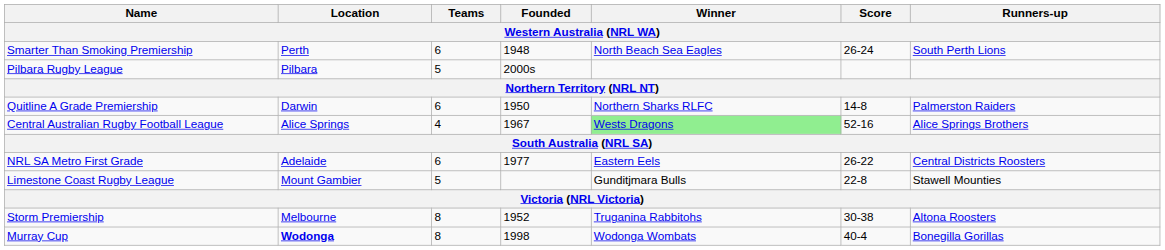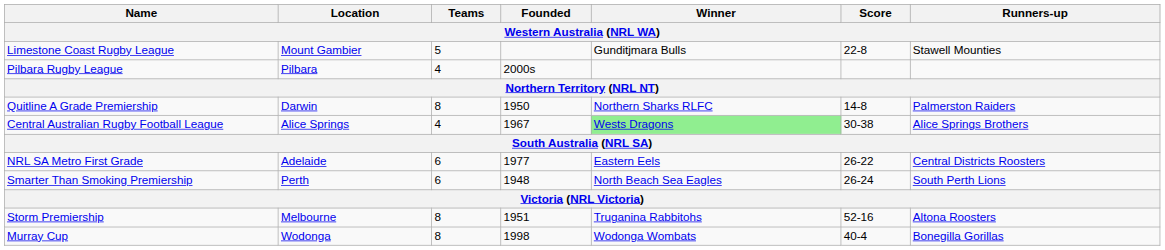rows swapped: (100, 50) <-> (90, 180)
(438, 69) 5 -> (438, 69) 4
(438, 106) 6 -> (438, 106) 8
(859, 124) 52-16 -> (859, 124) 30-38
(517, 217) 1952 -> (517, 217) 1951
(859, 217) 30-38 -> (859, 217) 52-16
(307, 236) bold -> (306, 236) normal
